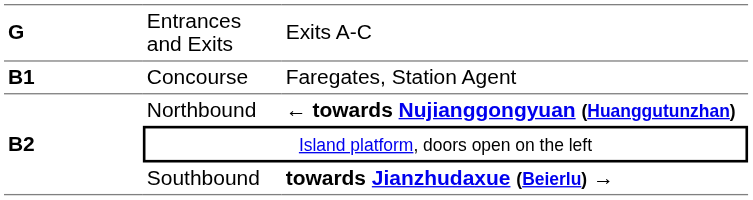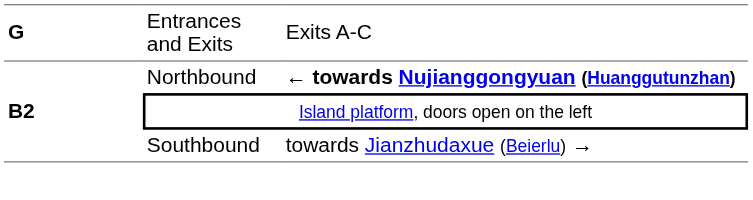- row: (197, 77)
(450, 178) bold -> (439, 145) normal
